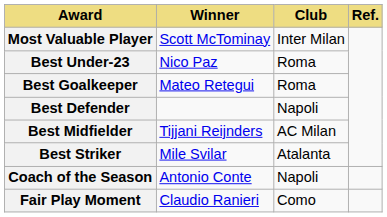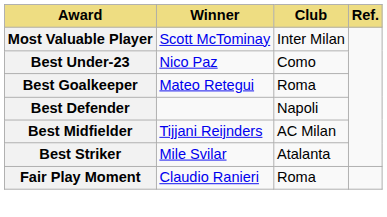(296, 62) Roma -> (296, 62) Como
- row: (80, 177)
(296, 200) Como -> (296, 177) Roma
